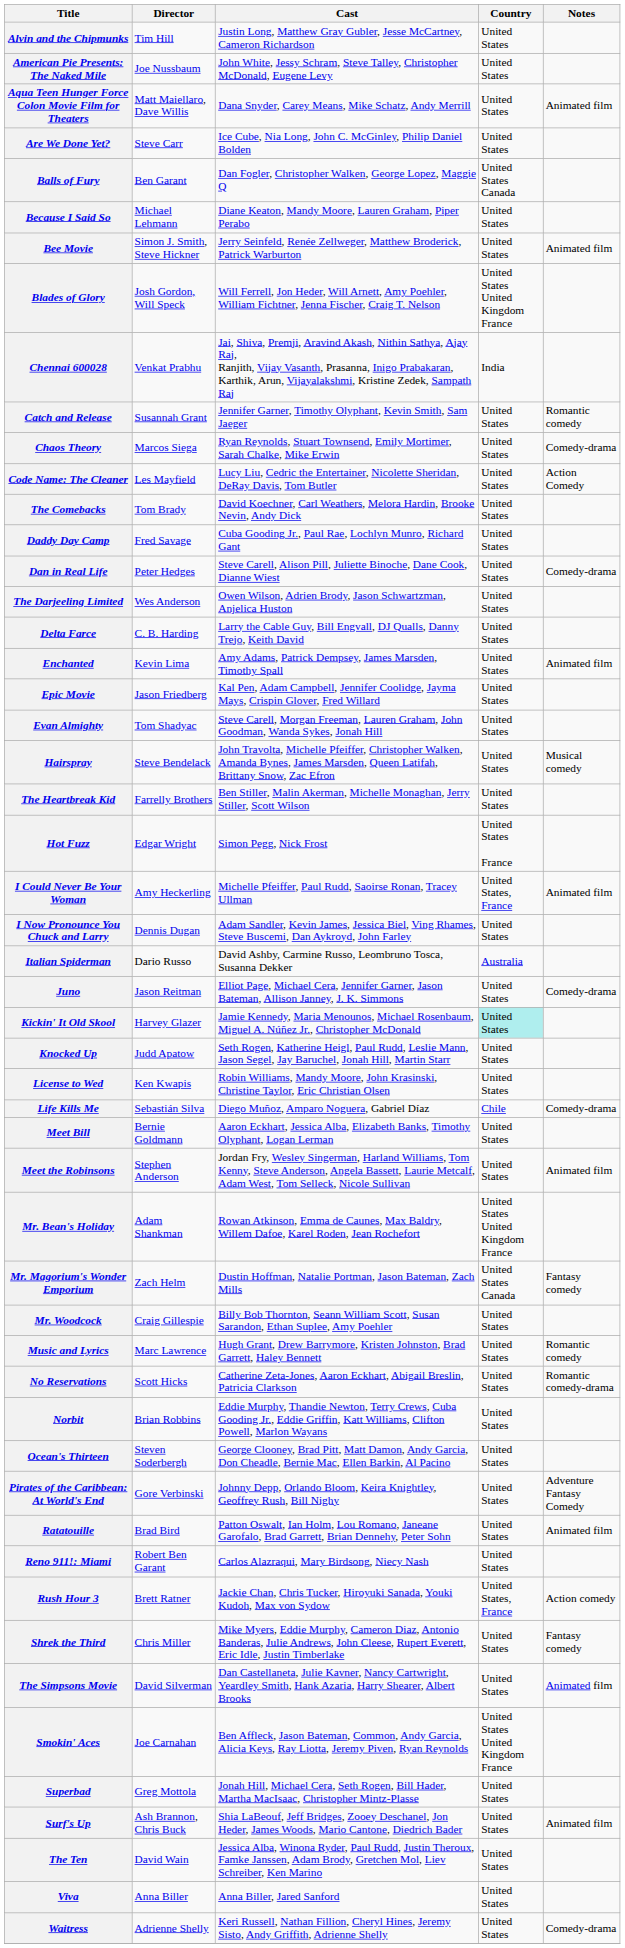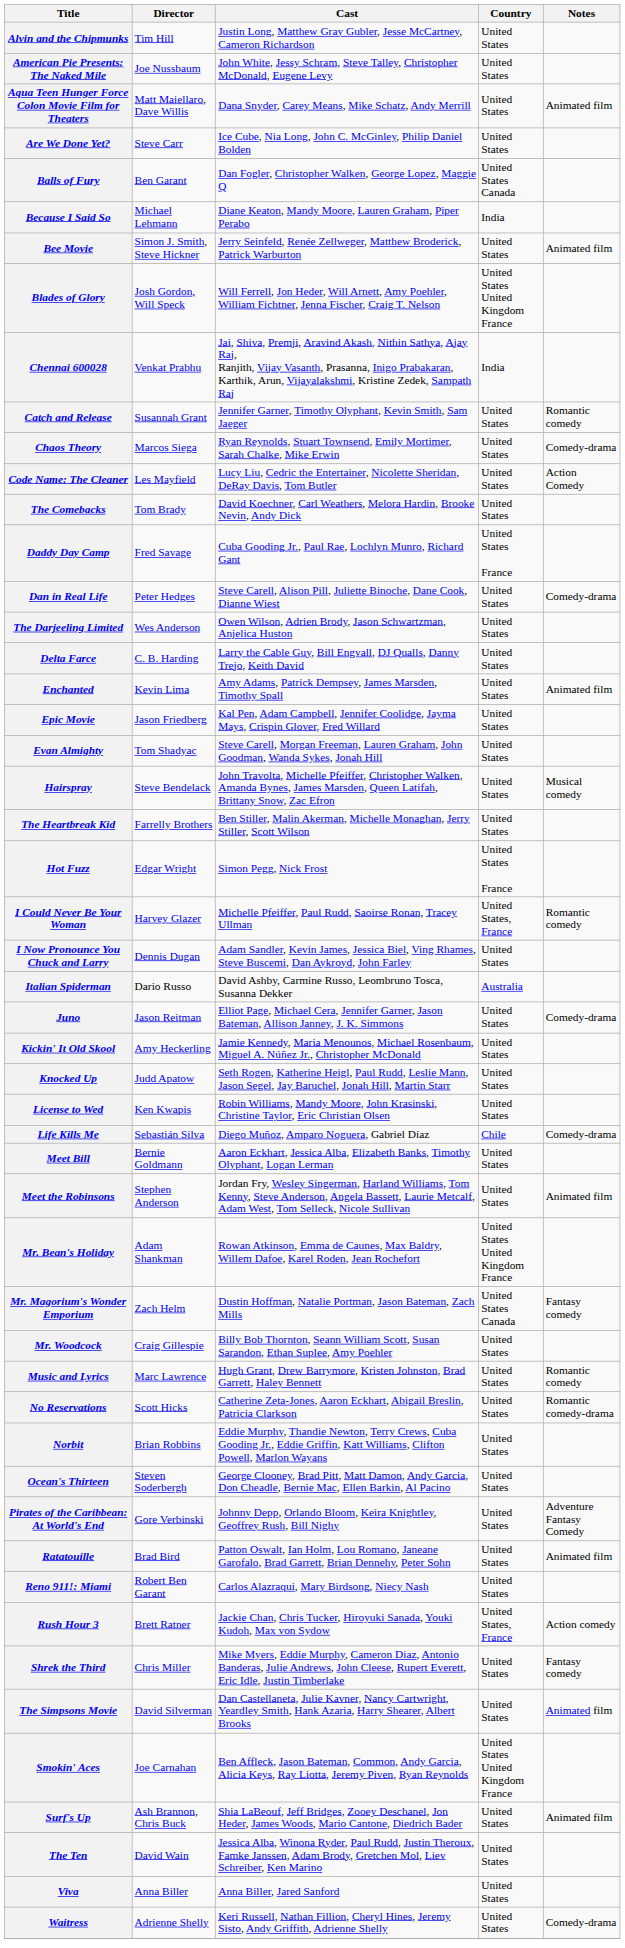(497, 217) United States -> (493, 217) India
(497, 540) United States -> (497, 553) United States France
(173, 893) Amy Heckerling -> (168, 918) Harvey Glazer
(579, 893) Animated film -> (568, 918) Romantic comedy
(168, 1022) Harvey Glazer -> (173, 1048) Amy Heckerling
(497, 1022) paleturquoise background -> (497, 1048) no background
- row: (68, 1792)
